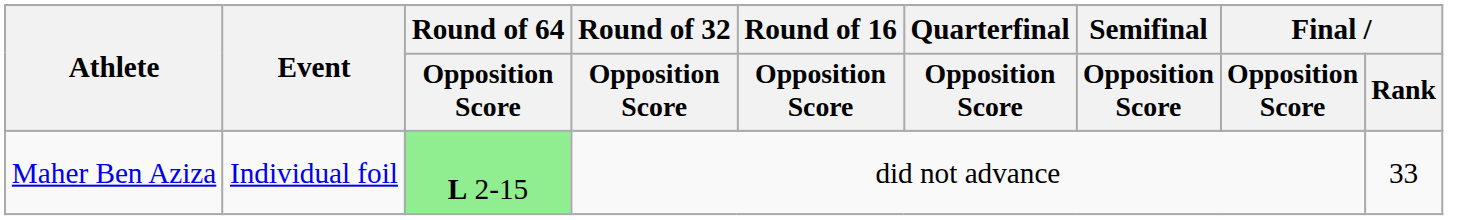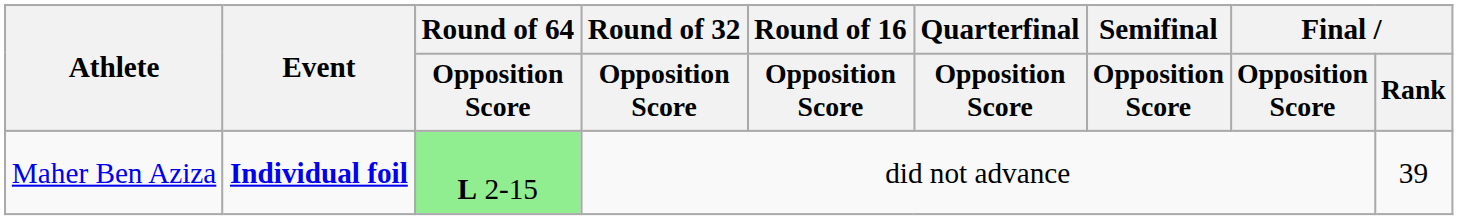(314, 172) normal -> (319, 172) bold
(1404, 172) 33 -> (1413, 172) 39
